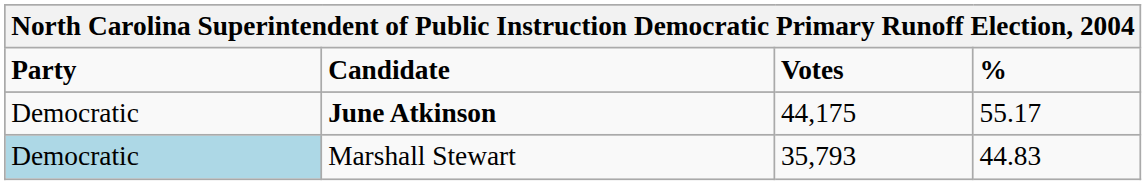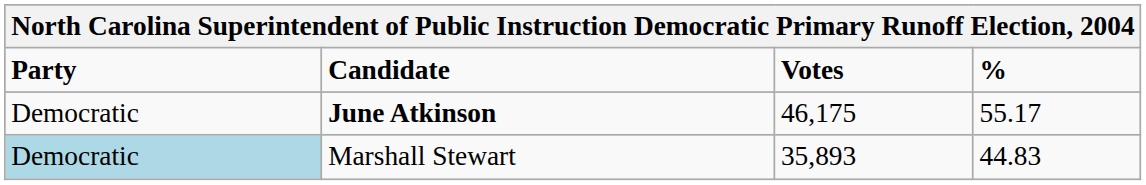(819, 112) 44,175 -> (819, 112) 46,175
(819, 156) 35,793 -> (819, 156) 35,893
